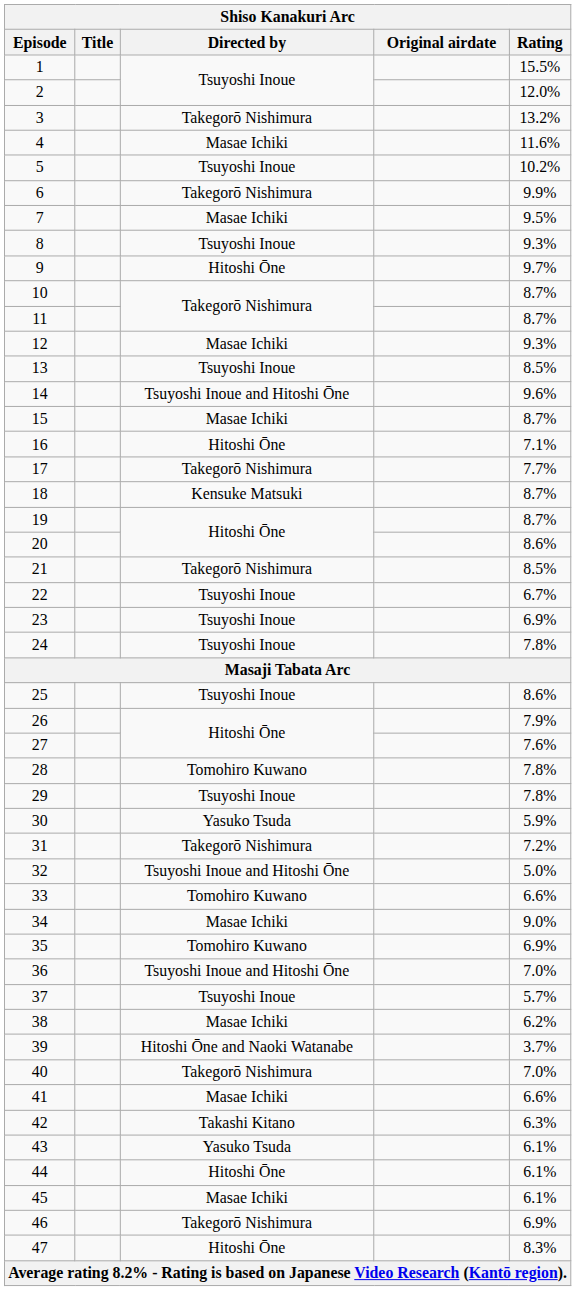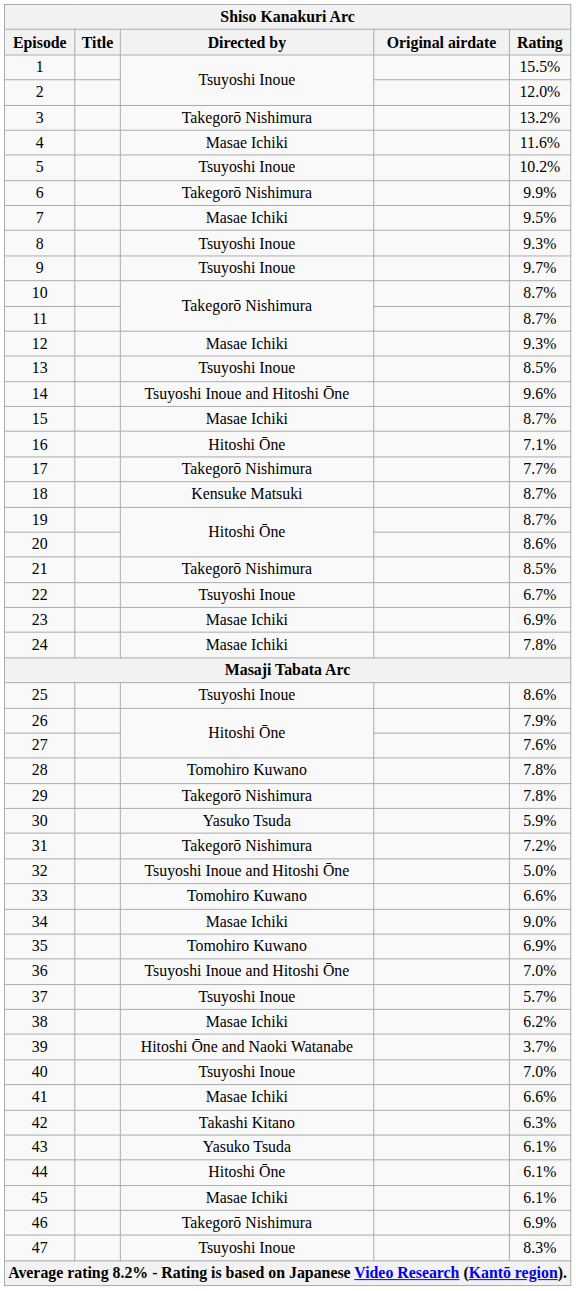(247, 268) Hitoshi Ōne -> (247, 268) Tsuyoshi Inoue
(247, 619) Tsuyoshi Inoue -> (247, 619) Masae Ichiki
(247, 645) Tsuyoshi Inoue -> (247, 645) Masae Ichiki
(247, 795) Tsuyoshi Inoue -> (247, 795) Takegorō Nishimura
(247, 1072) Takegorō Nishimura -> (247, 1072) Tsuyoshi Inoue
(247, 1248) Hitoshi Ōne -> (247, 1248) Tsuyoshi Inoue
